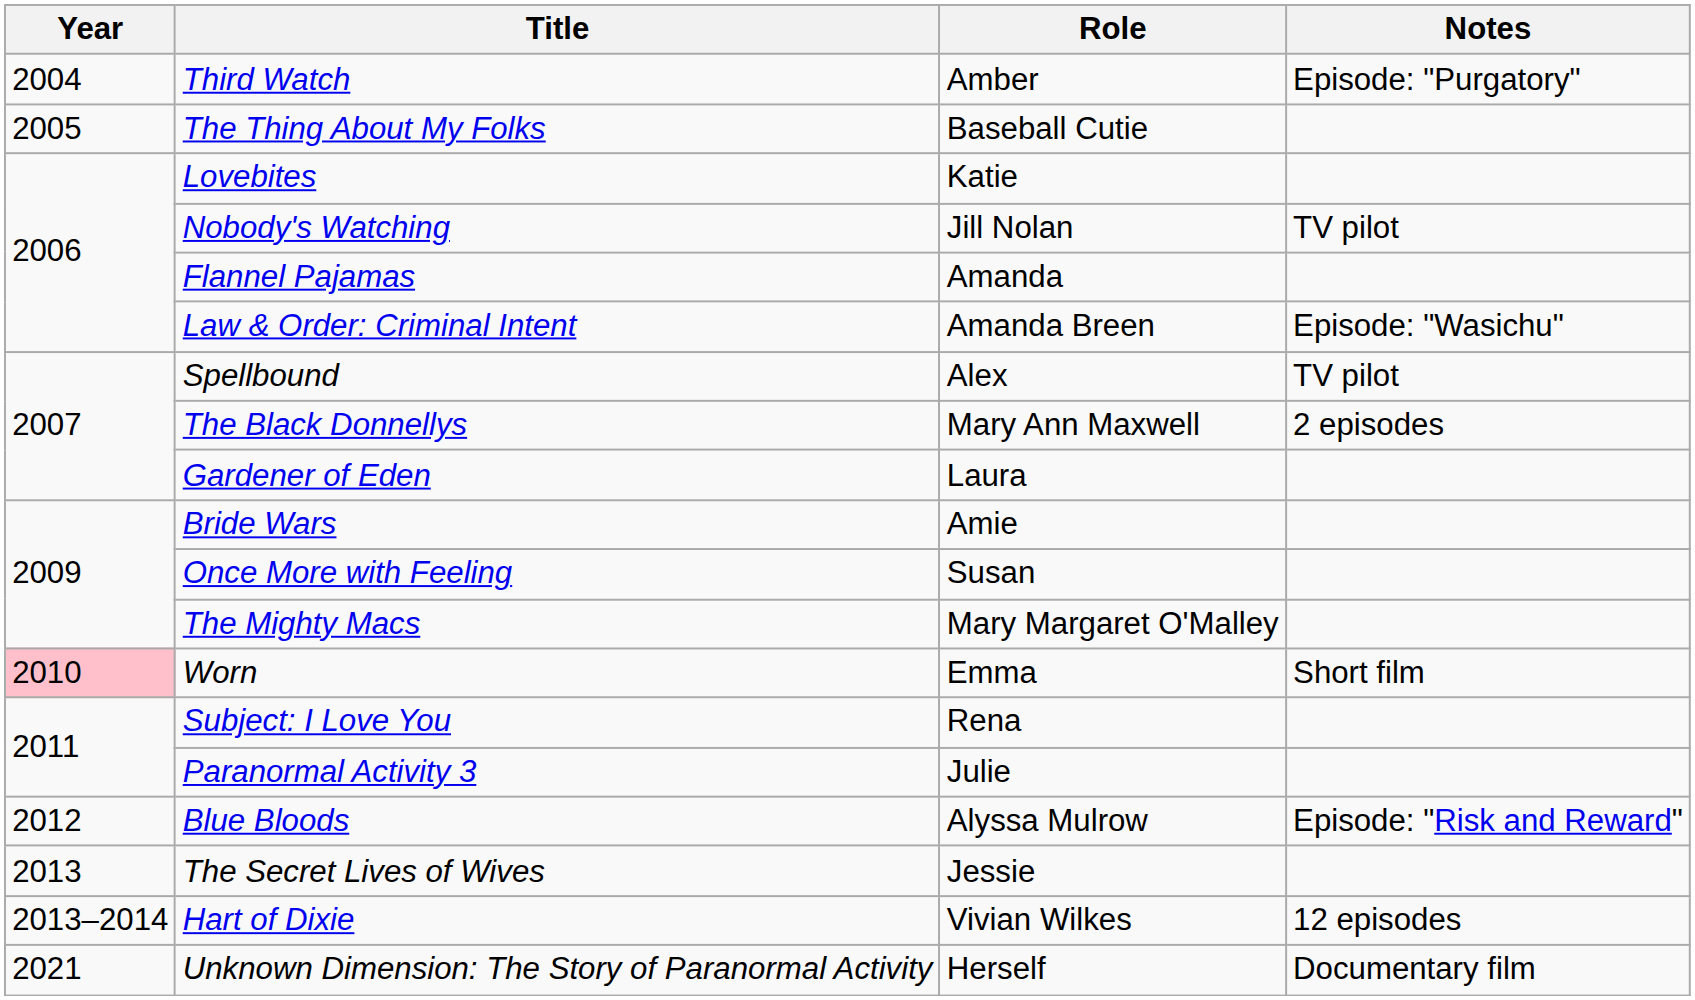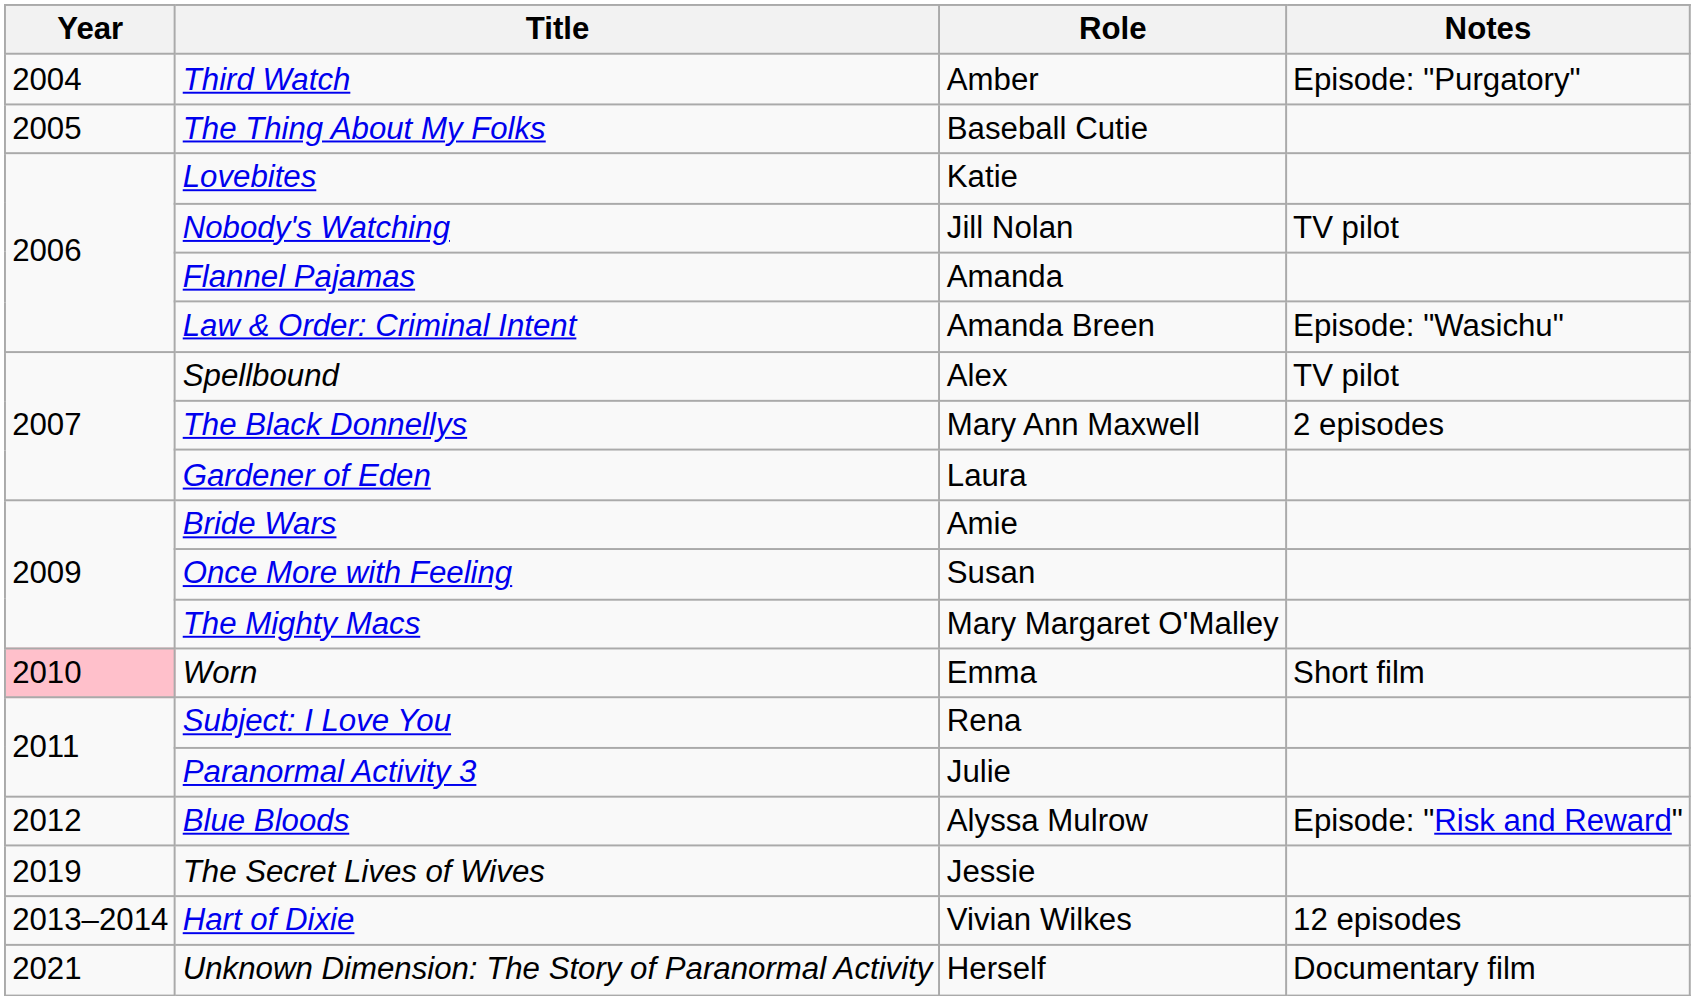(47, 870) 2013 -> (47, 870) 2019
